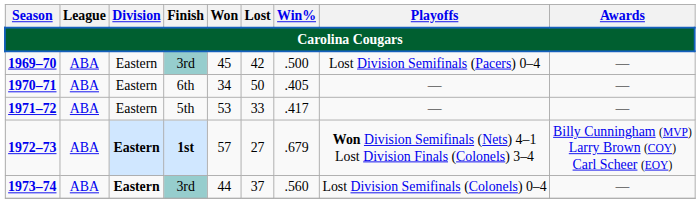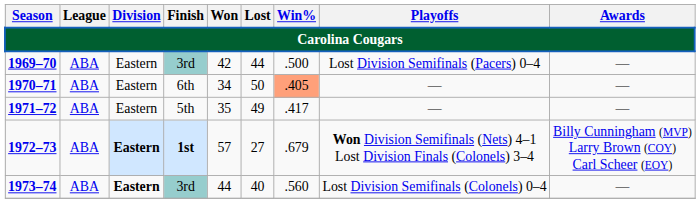(224, 63) 45 -> (224, 63) 42
(258, 63) 42 -> (258, 63) 44
(297, 86) no background -> (297, 86) lightsalmon background
(224, 109) 53 -> (224, 109) 35
(258, 109) 33 -> (258, 109) 49
(258, 187) 37 -> (258, 187) 40
